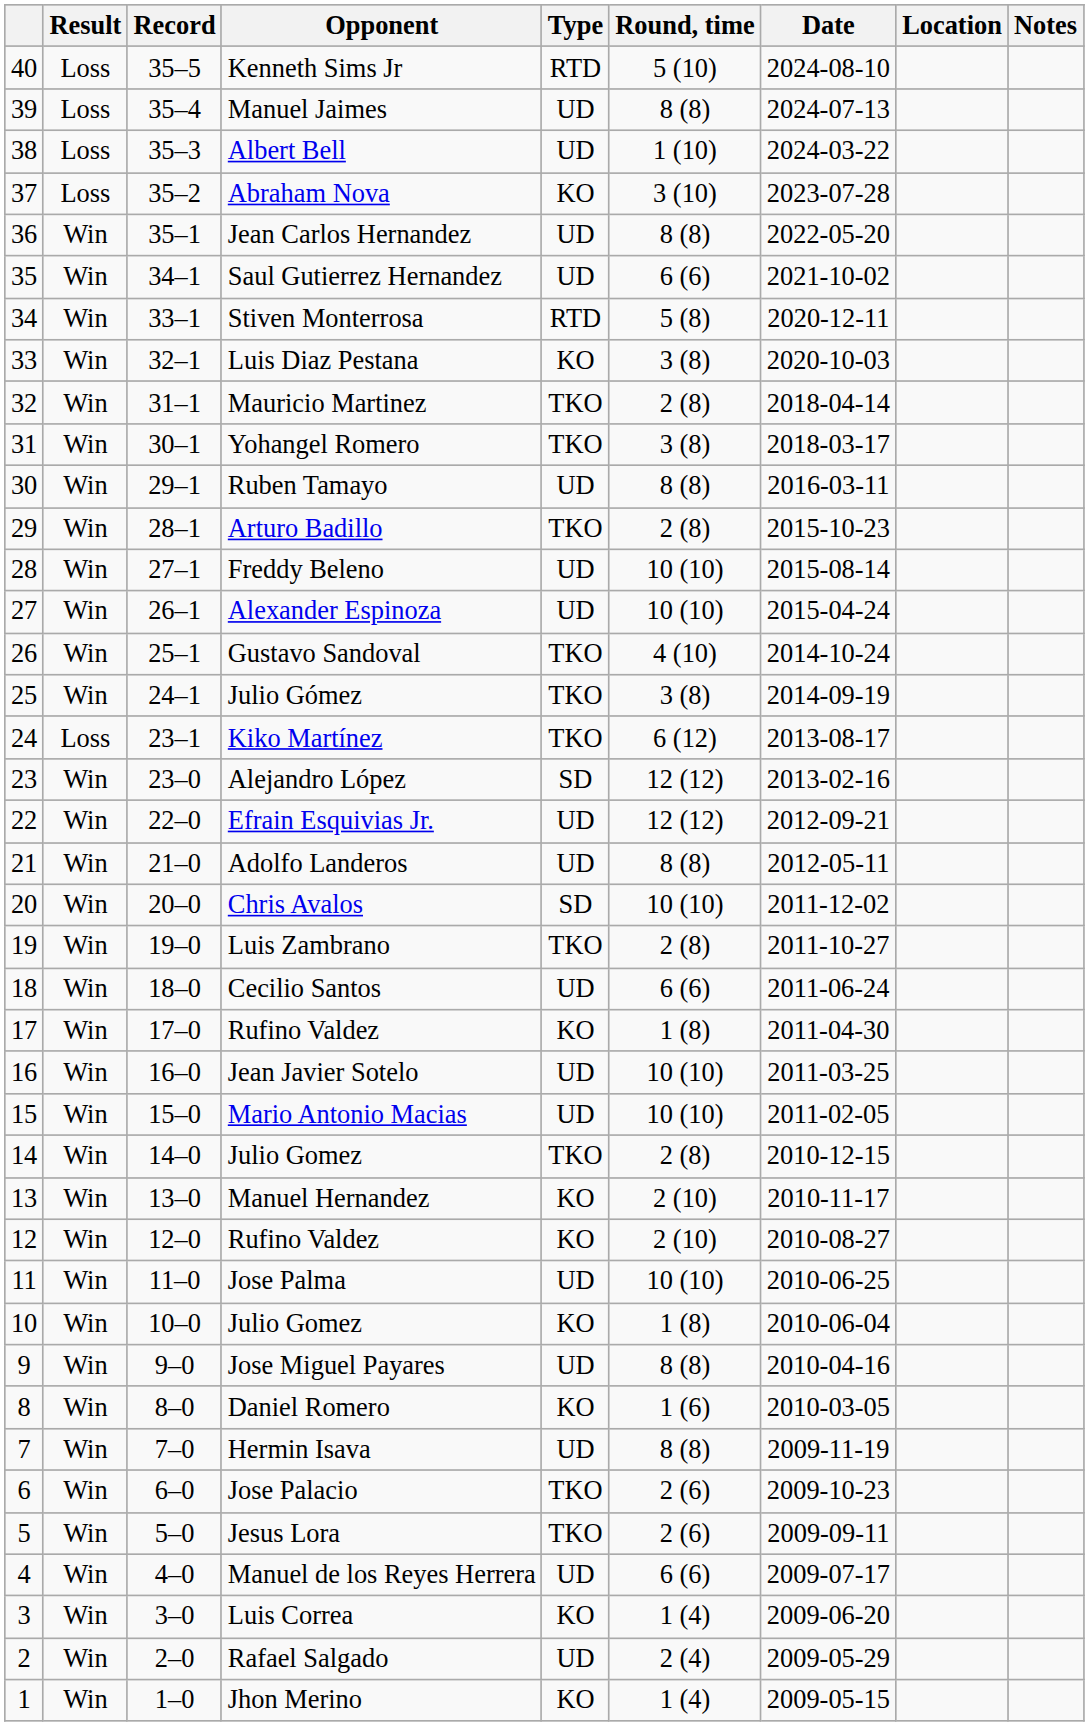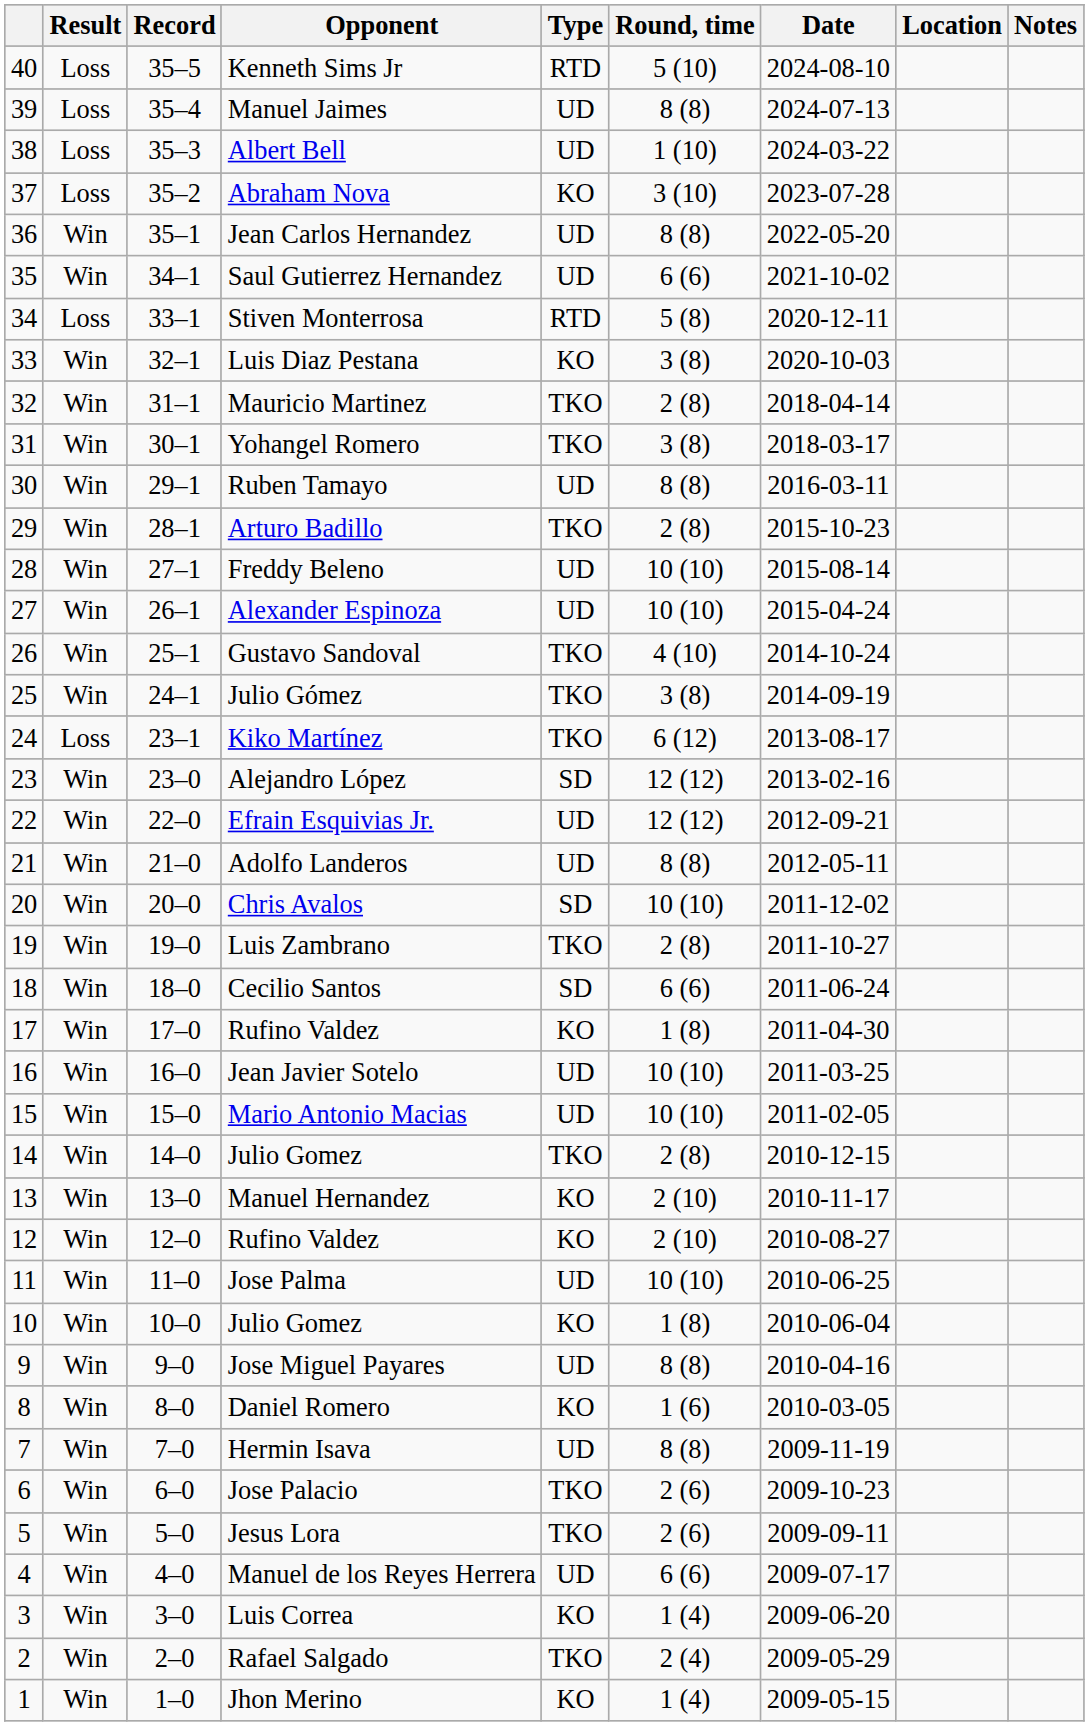(85, 318) Win -> (85, 318) Loss
(575, 988) UD -> (575, 988) SD
(575, 1658) UD -> (575, 1658) TKO
